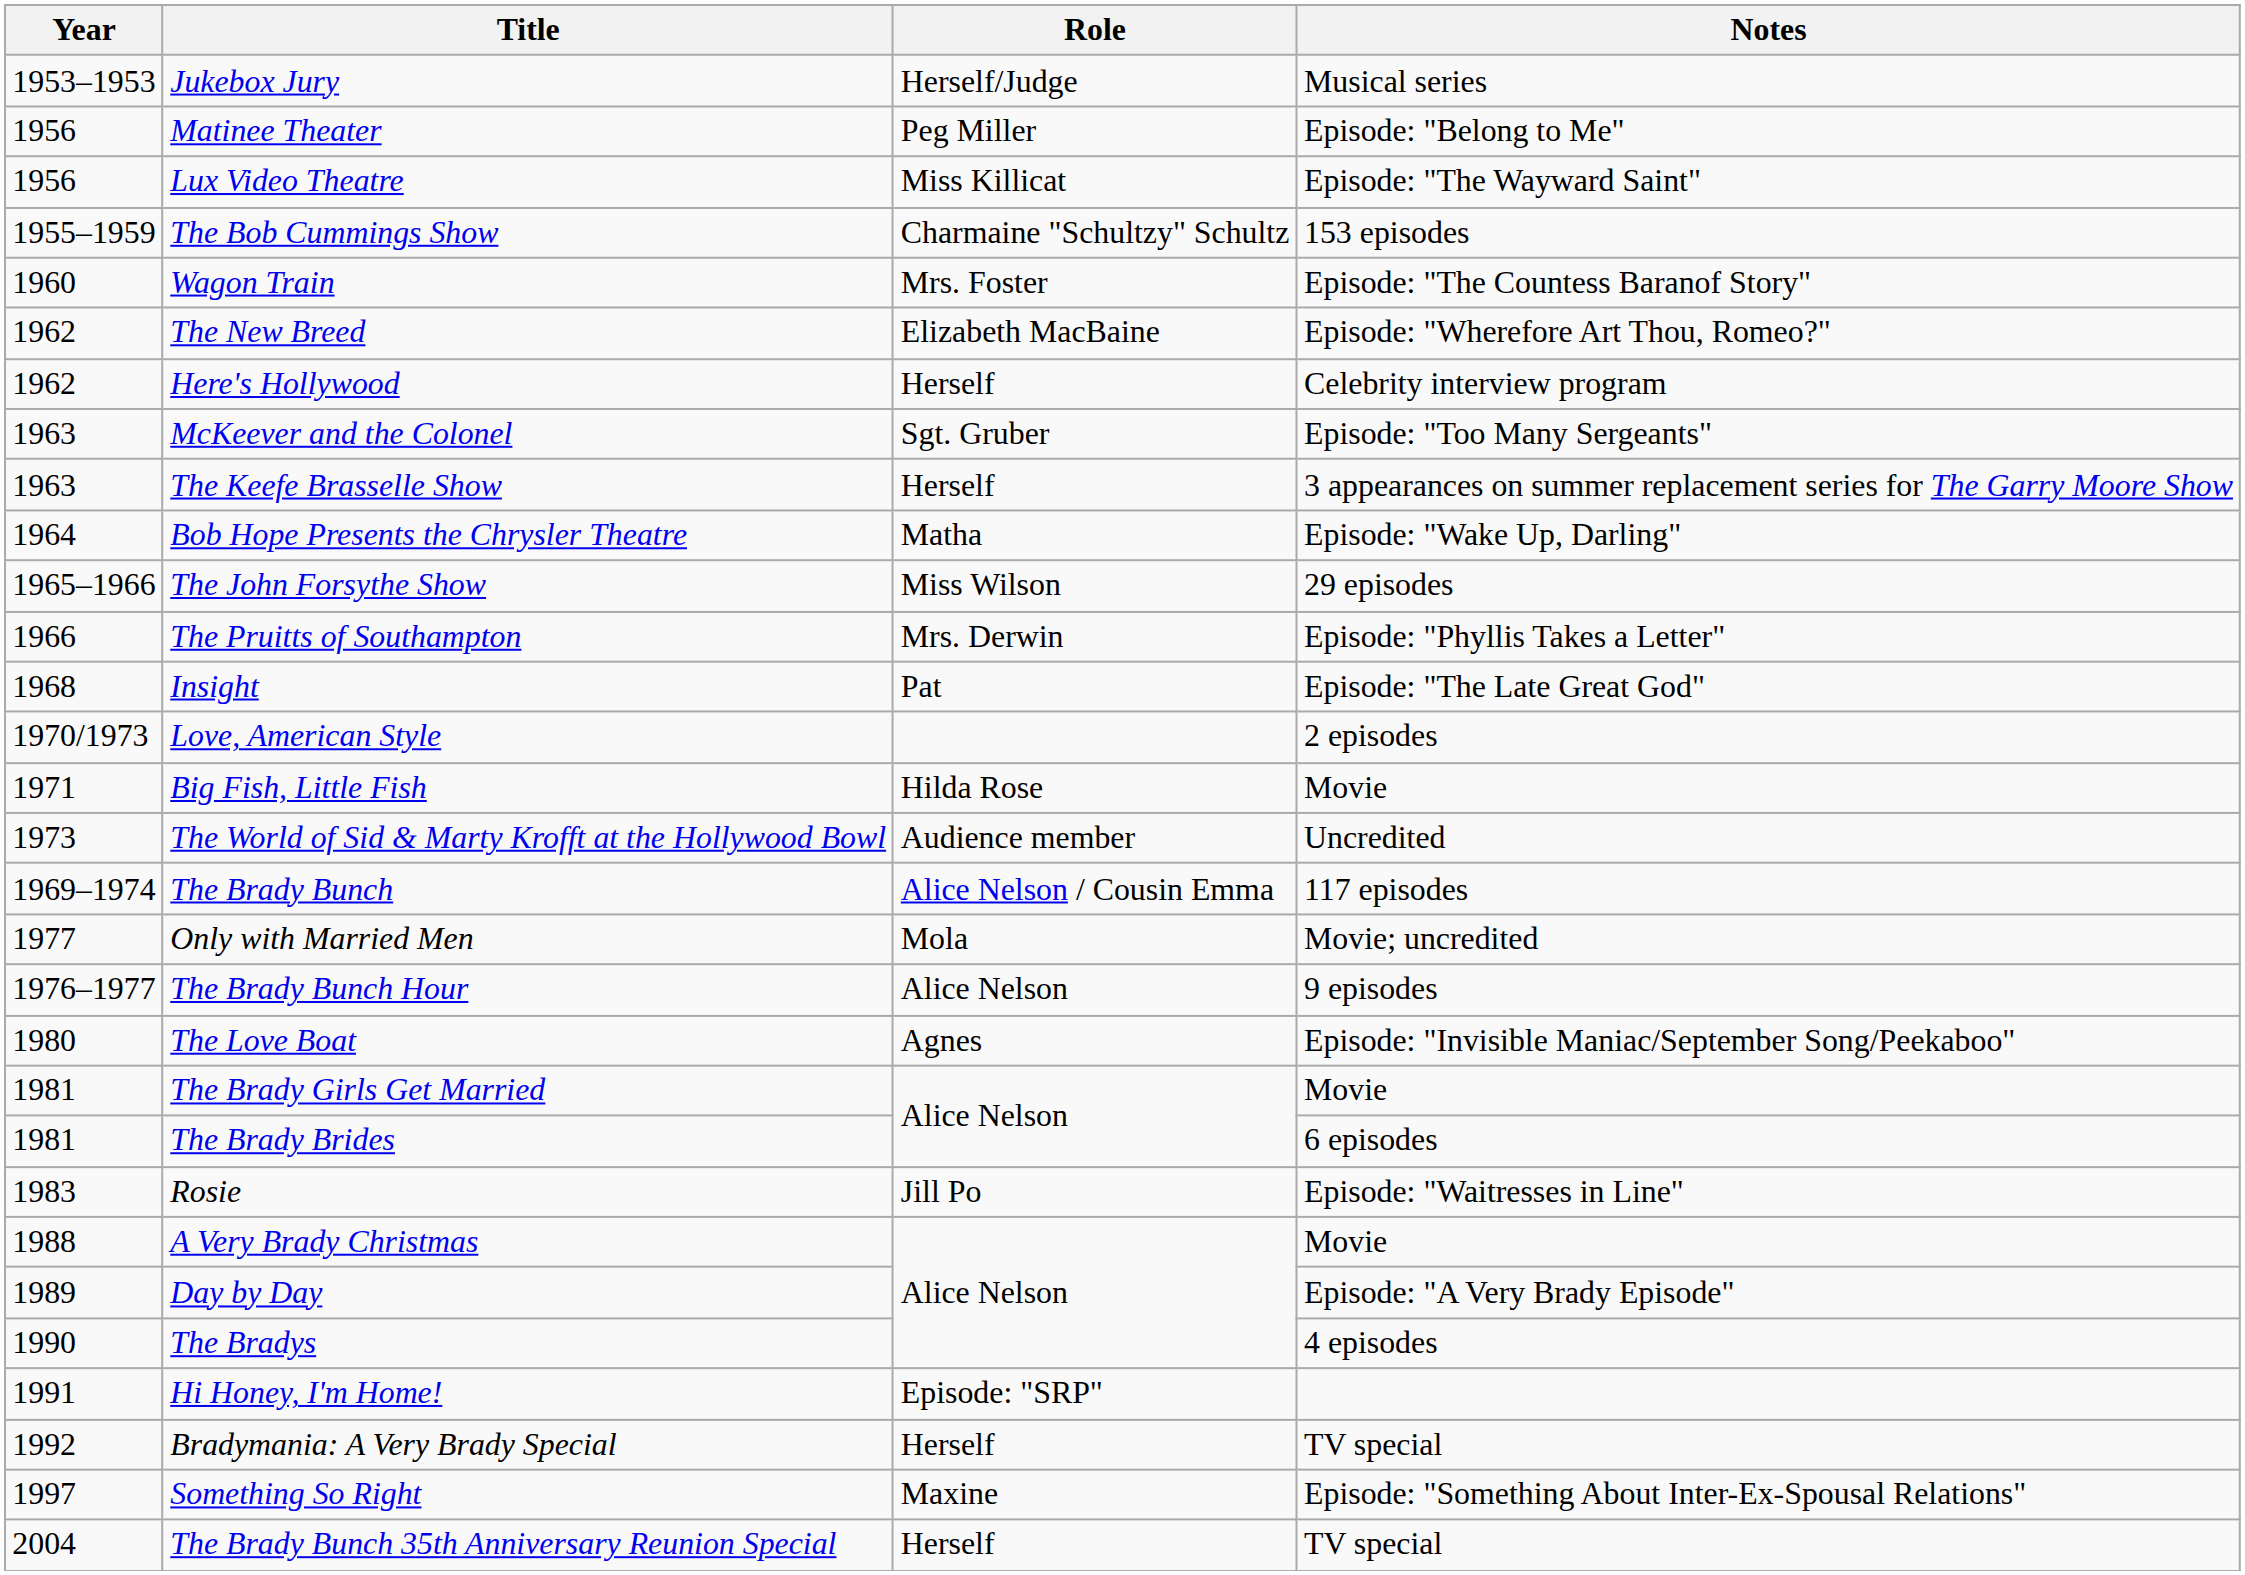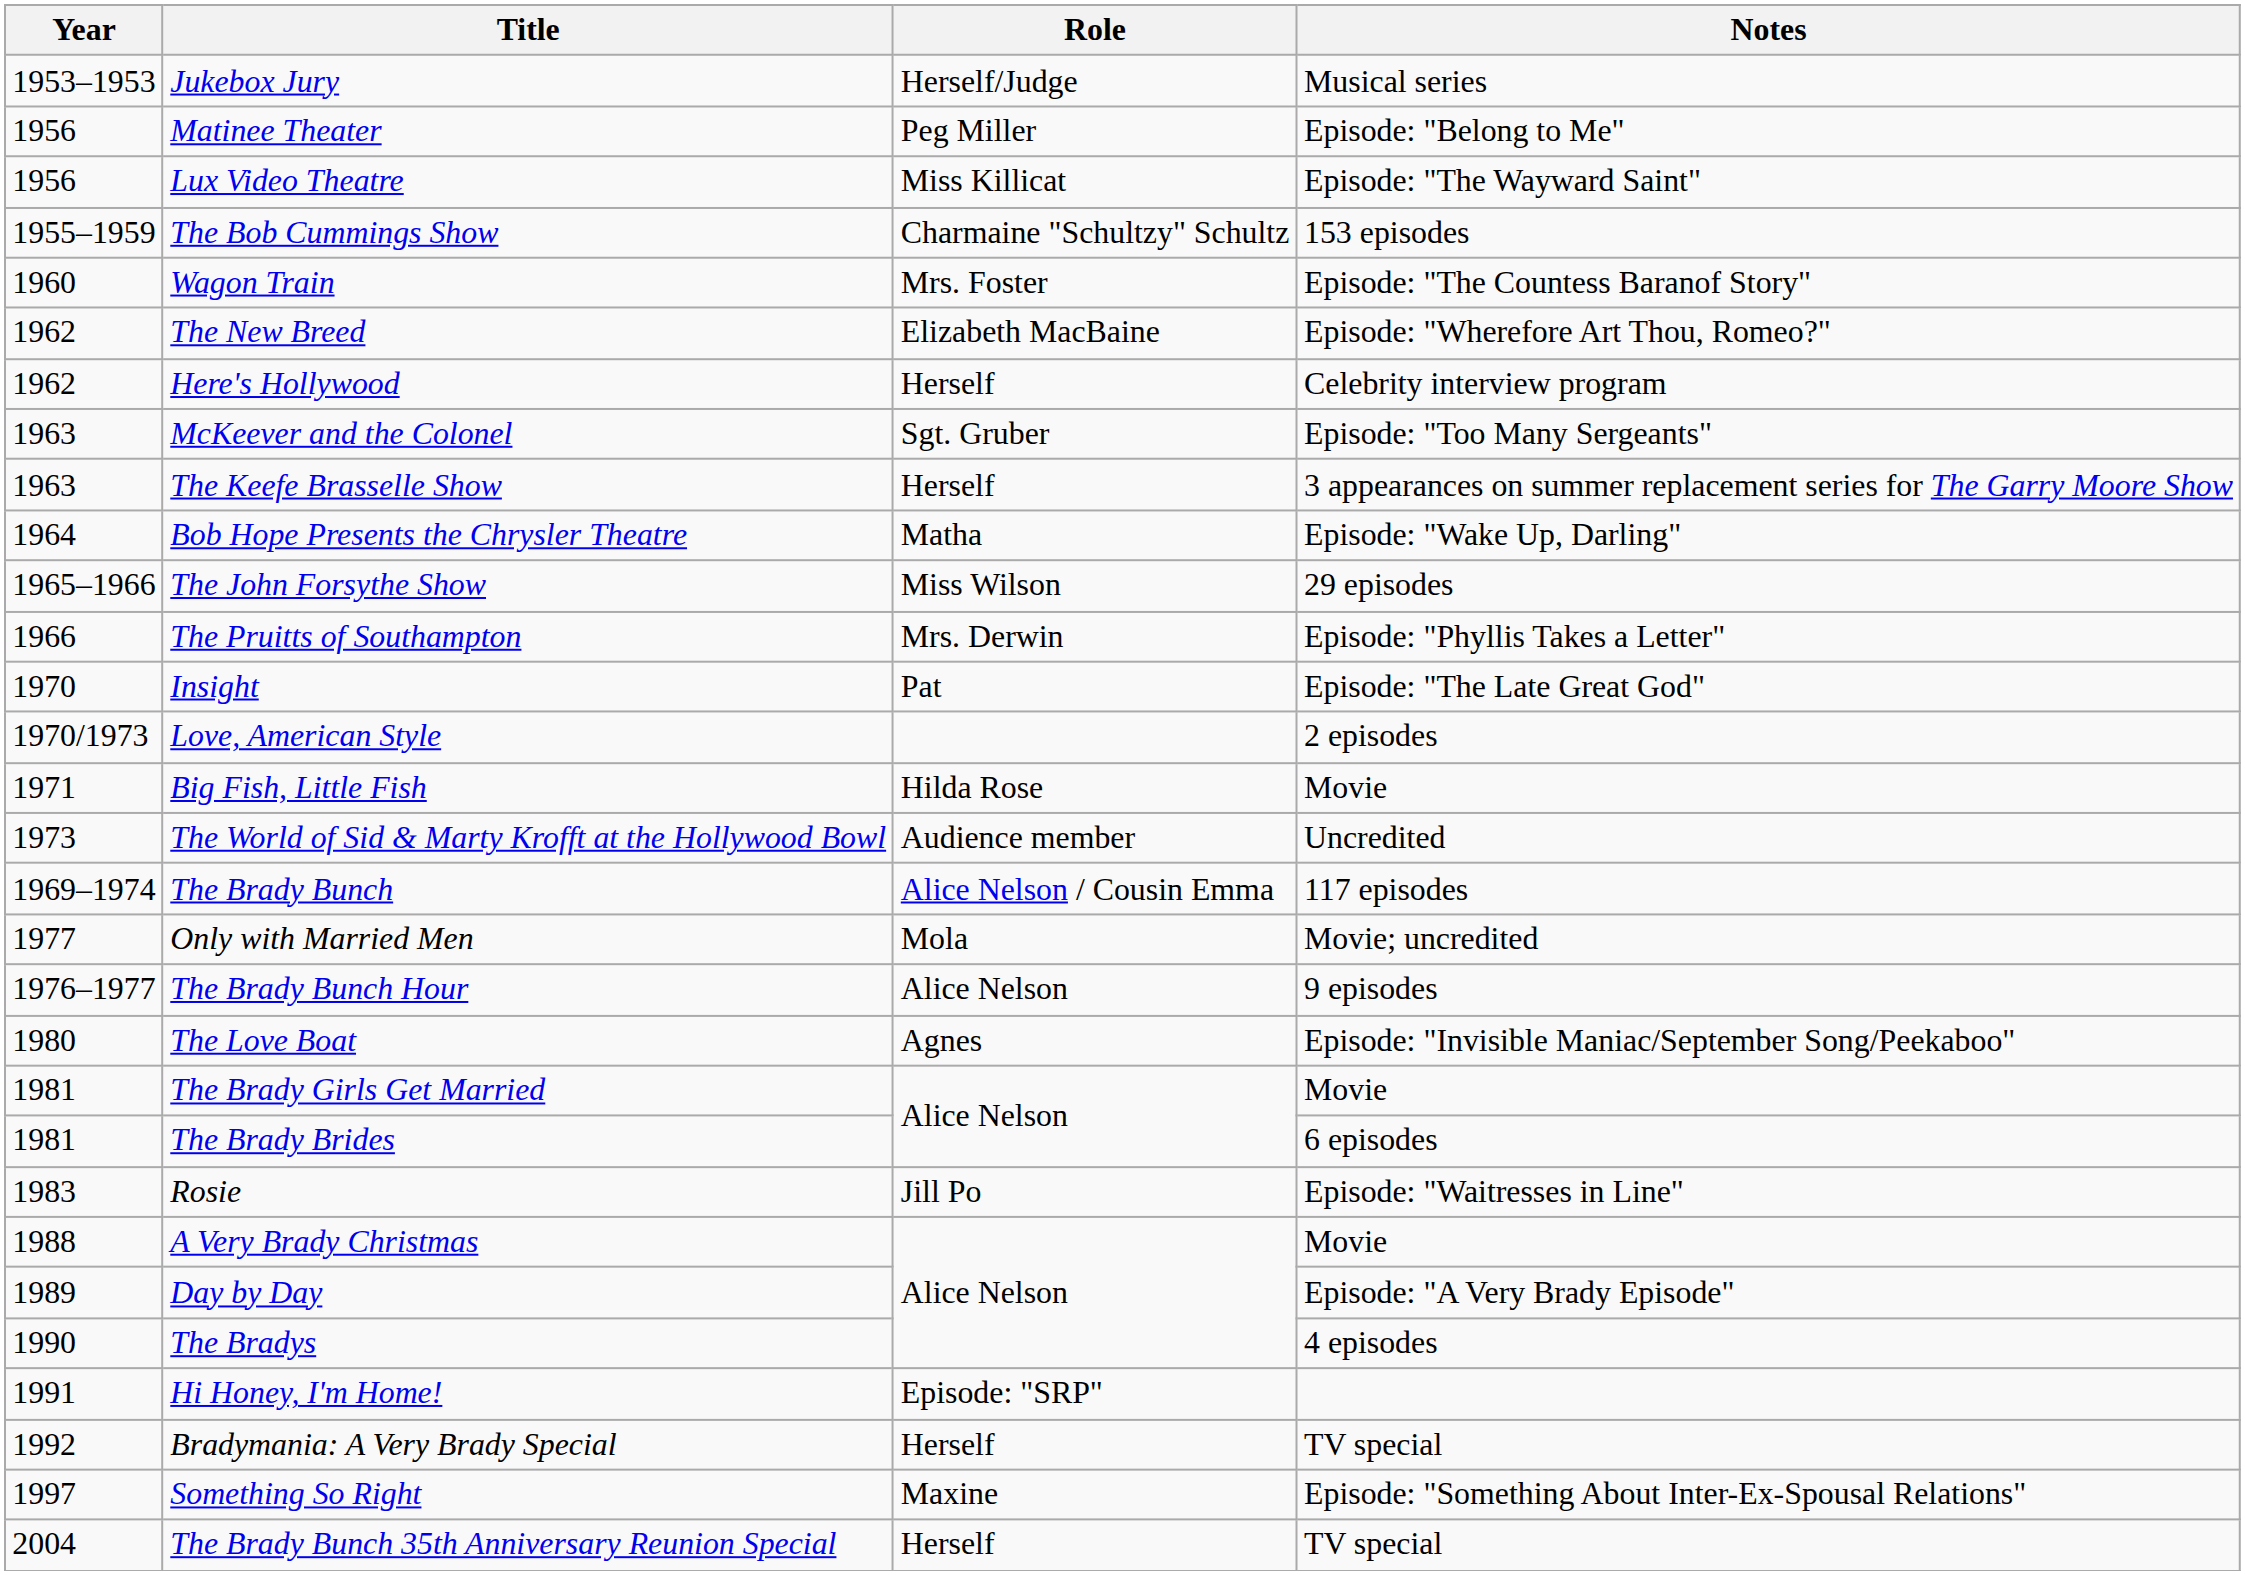(44, 686) 1968 -> (44, 686) 1970
